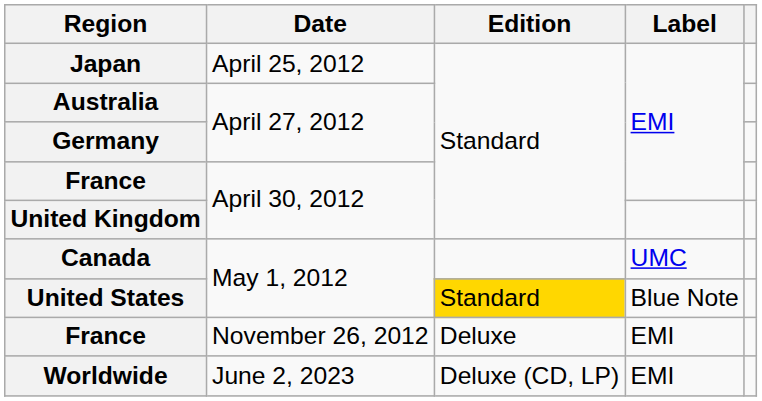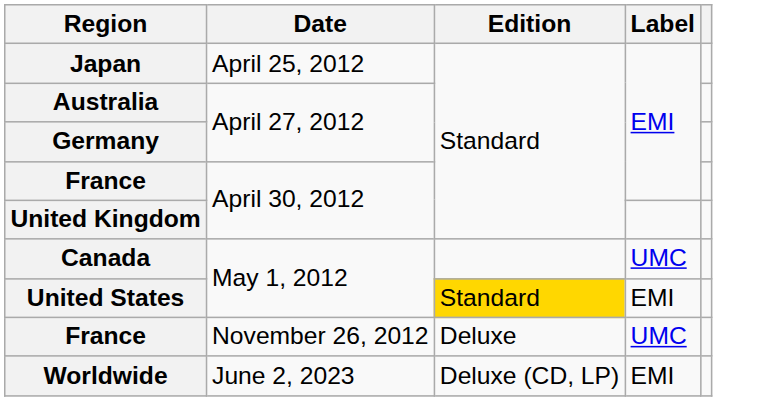(685, 297) Blue Note -> (652, 297) EMI
(652, 336) EMI -> (659, 336) UMC
